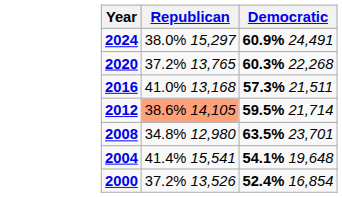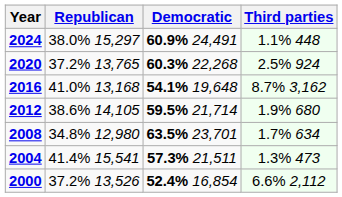+ column: (289, 17)
(288, 87) 57.3% 21,511 -> (192, 87) 54.1% 19,648
(190, 110) lightsalmon background -> (94, 110) no background
(288, 157) 54.1% 19,648 -> (192, 157) 57.3% 21,511
